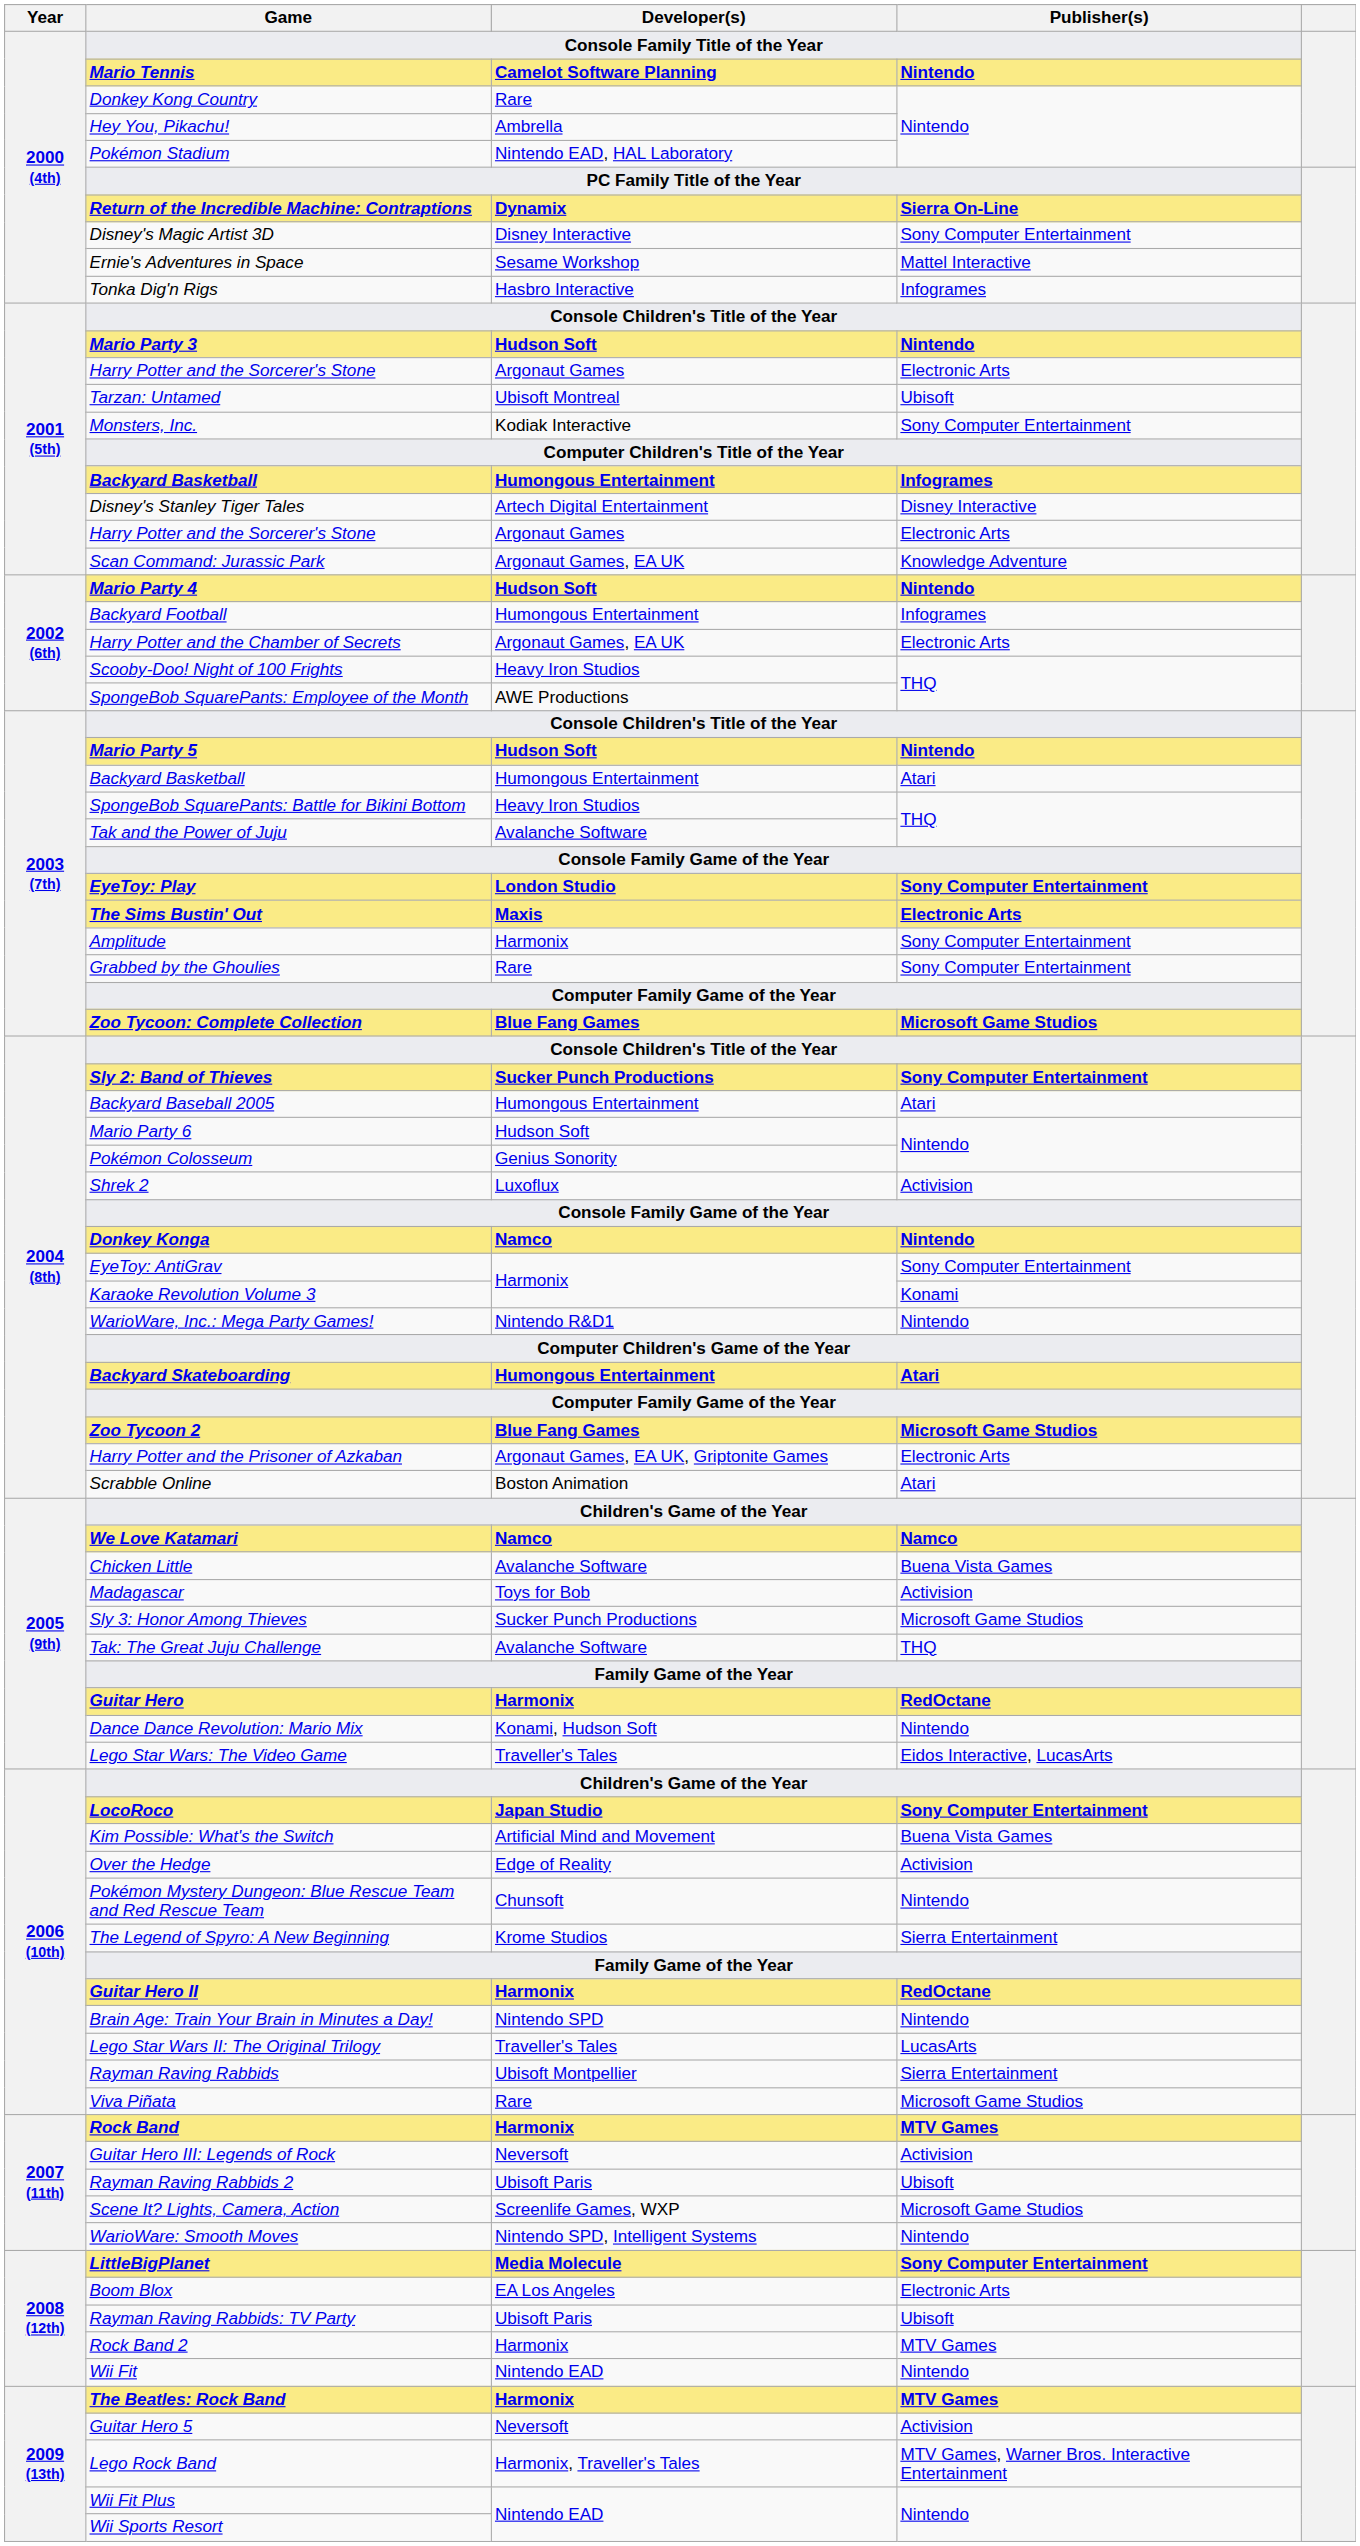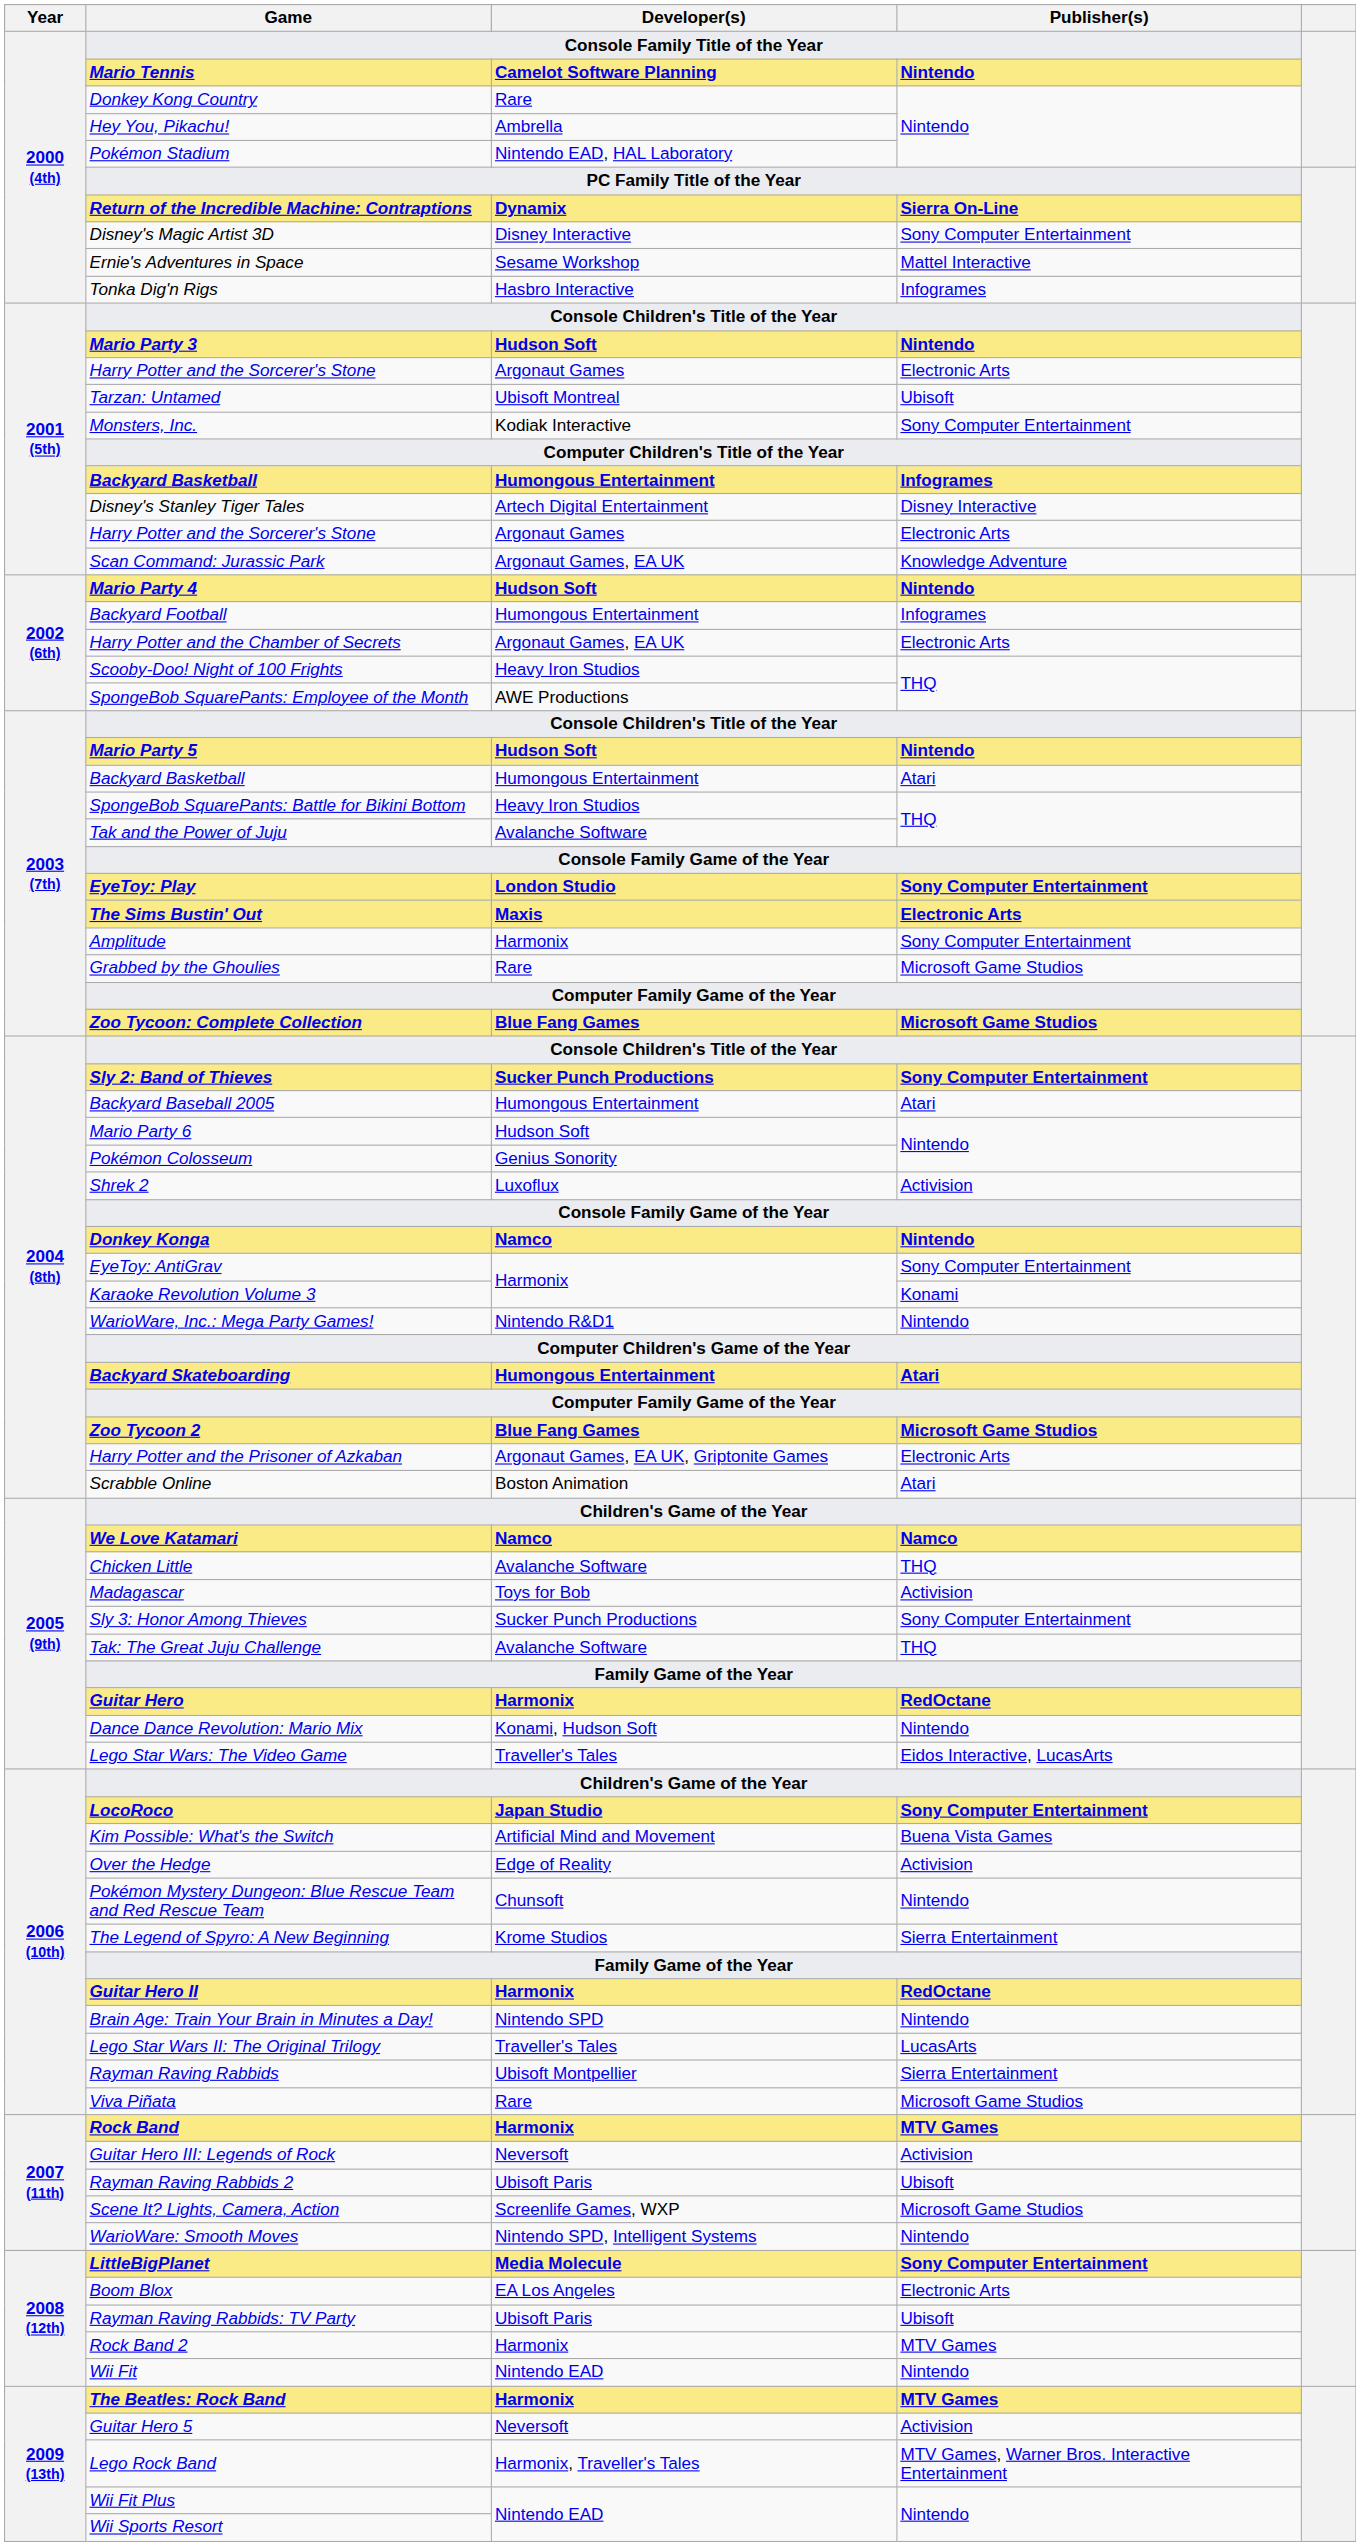(1016, 968) Sony Computer Entertainment -> (992, 968) Microsoft Game Studios
(976, 1565) Buena Vista Games -> (918, 1565) THQ
(992, 1619) Microsoft Game Studios -> (1016, 1619) Sony Computer Entertainment
